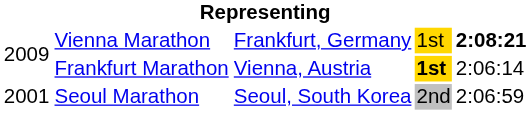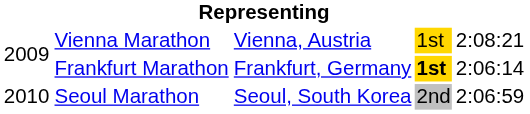(323, 40) Frankfurt, Germany -> (302, 40) Vienna, Austria
(491, 40) bold -> (490, 40) normal
(302, 68) Vienna, Austria -> (323, 68) Frankfurt, Germany
(27, 96) 2001 -> (27, 96) 2010
